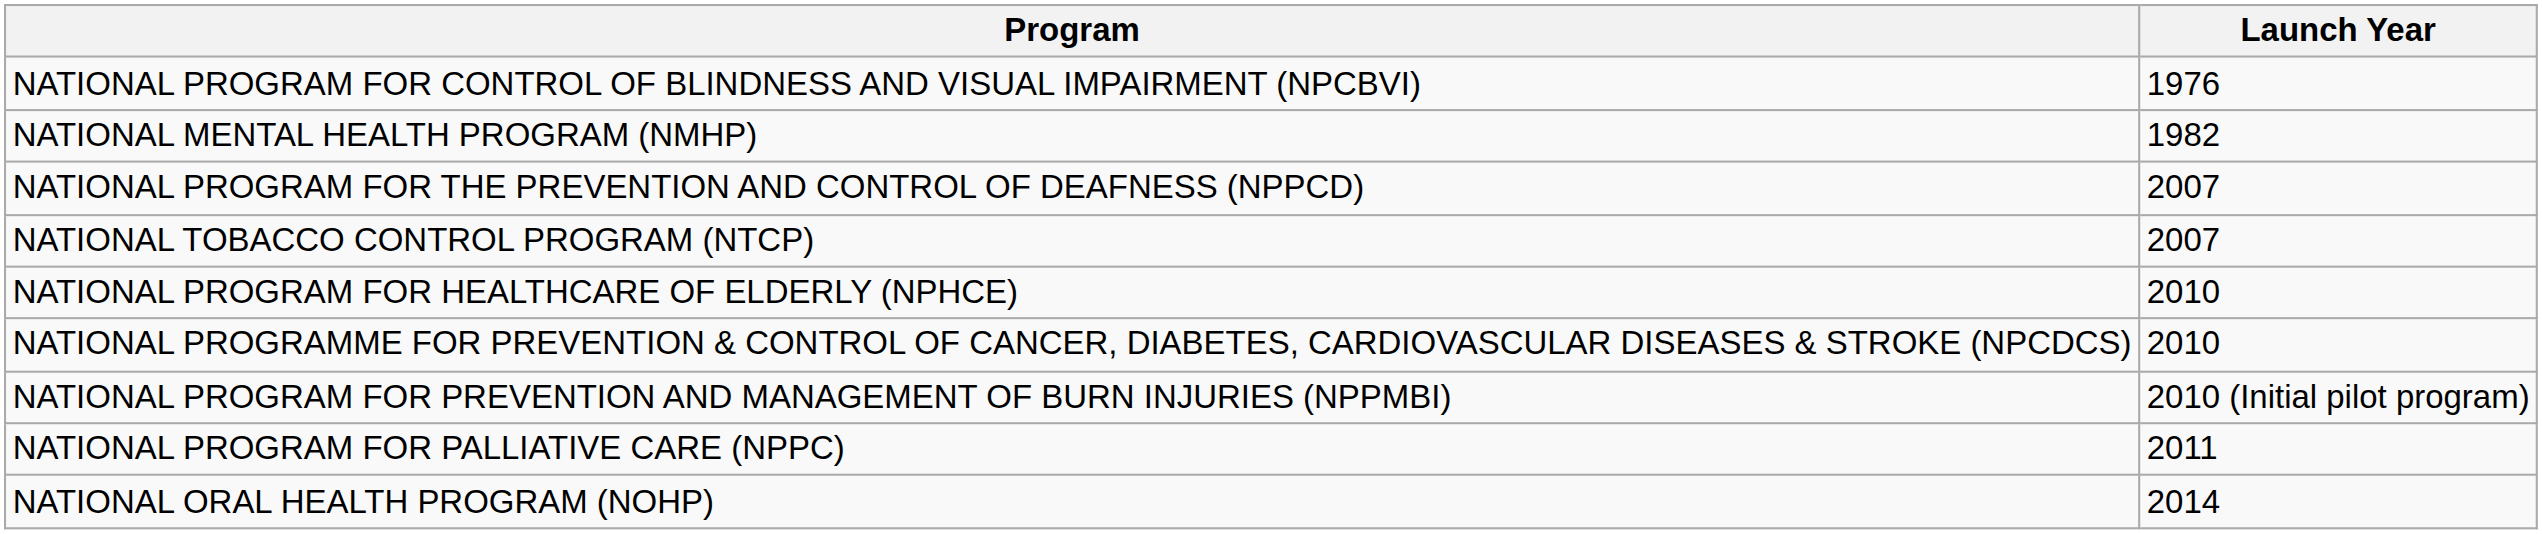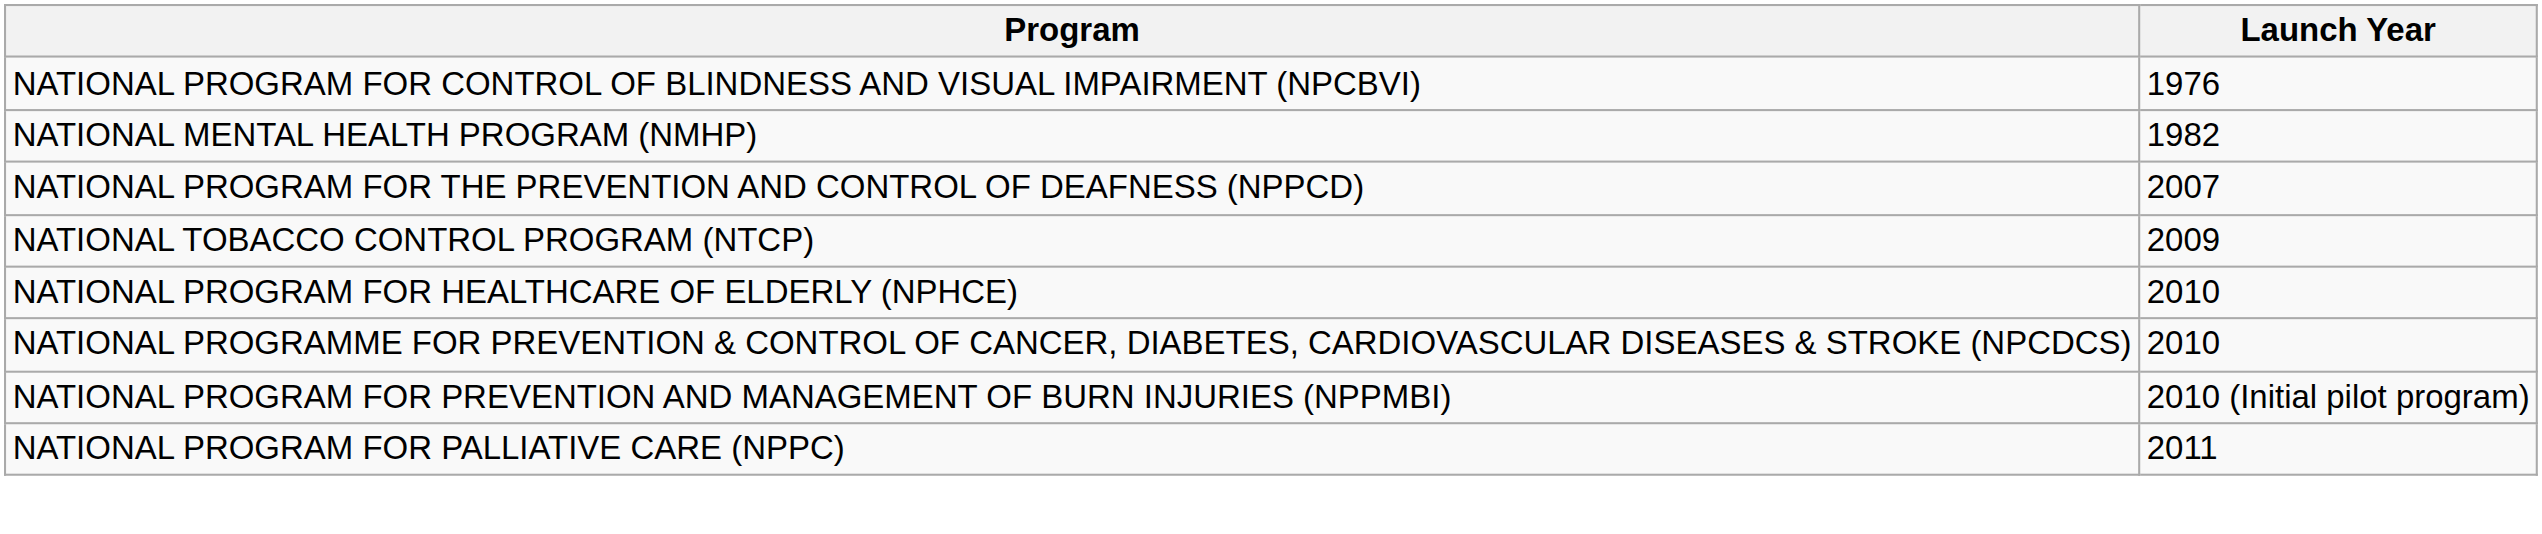(2183, 239) 2007 -> (2183, 239) 2009
- row: (363, 501)
